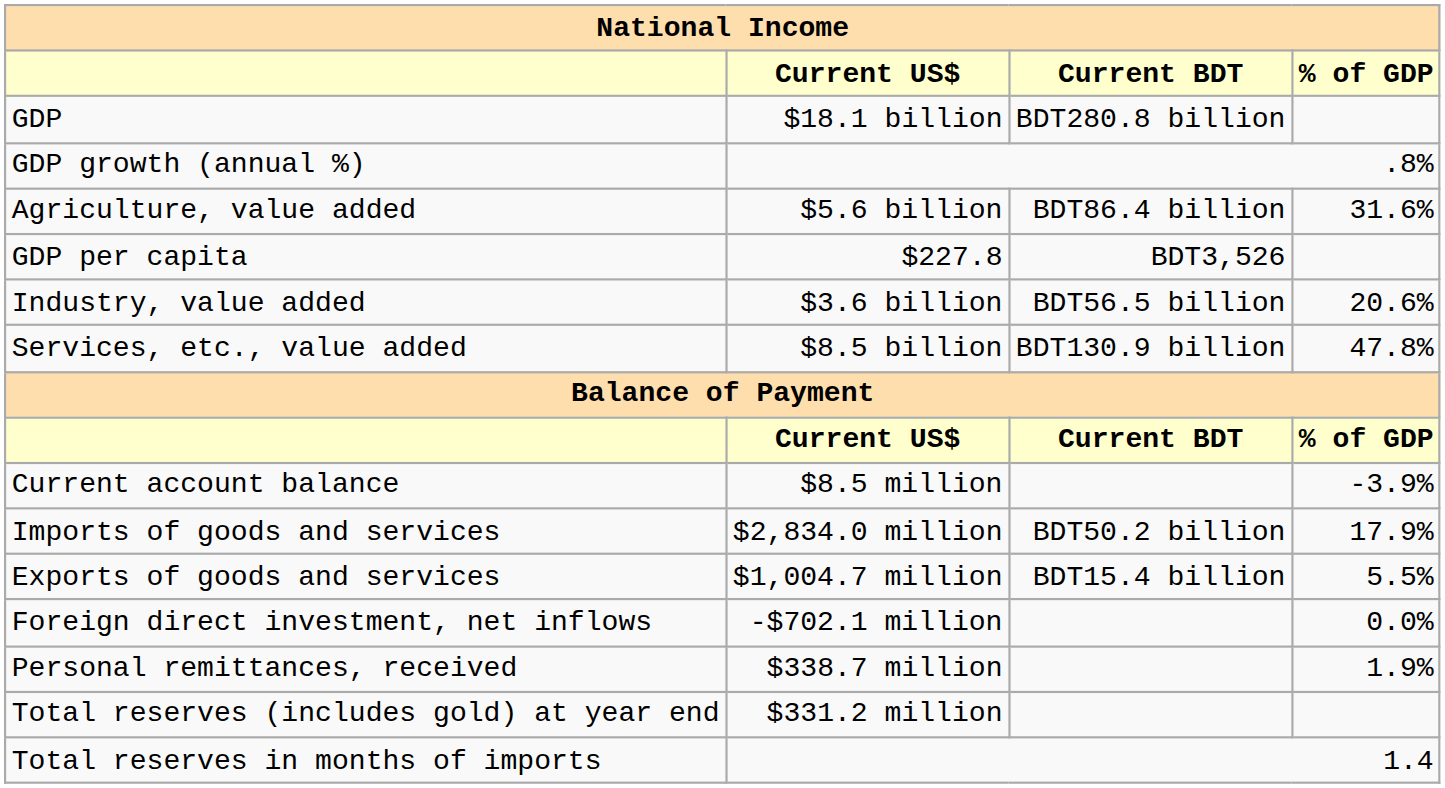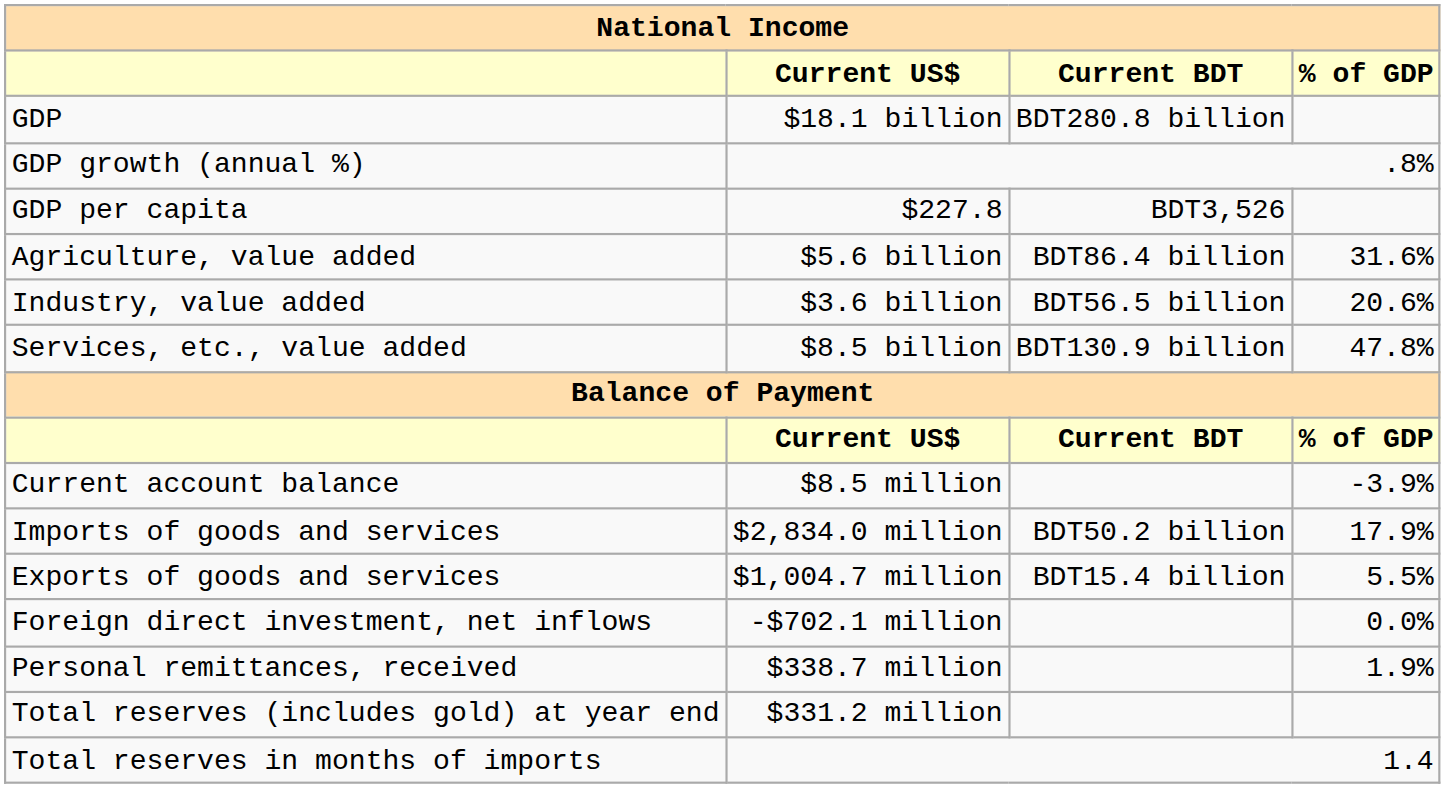rows swapped: (130, 257) <-> (214, 211)
